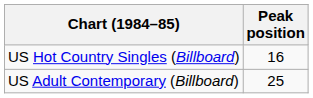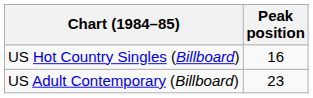(276, 81) 25 -> (276, 81) 23
